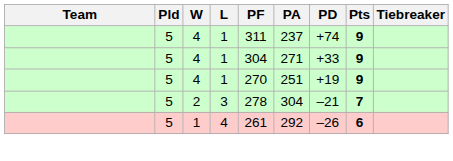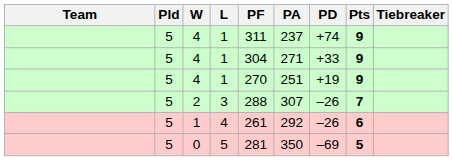(256, 101) 278 -> (256, 101) 288
(292, 101) 304 -> (292, 101) 307
(328, 101) –21 -> (328, 101) –26
+ row: (196, 144)
